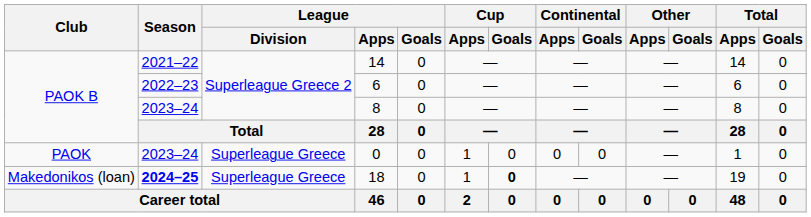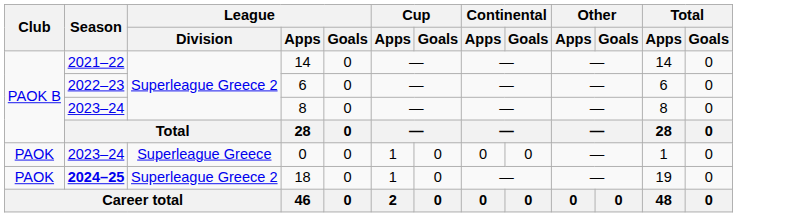(71, 177) Makedonikos (loan) -> (34, 177) PAOK
(278, 177) Superleague Greece -> (204, 177) Superleague Greece 2
(512, 177) bold -> (438, 177) normal
